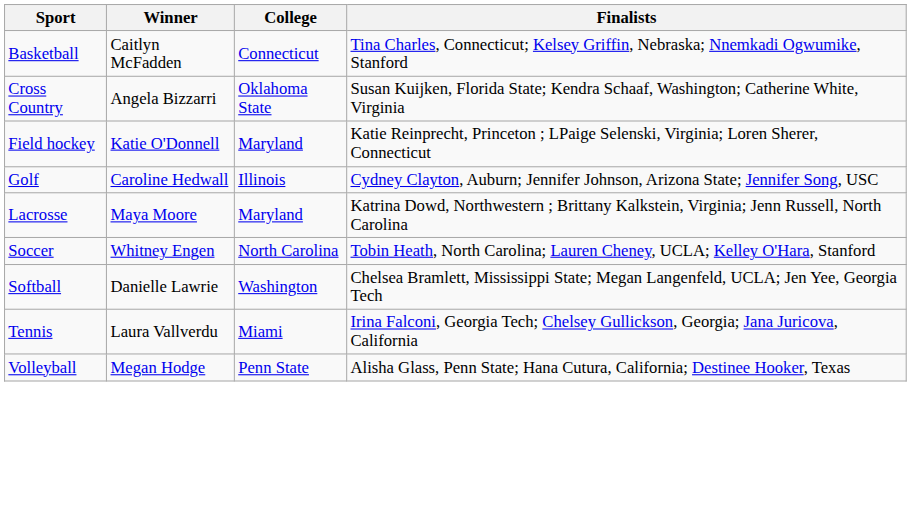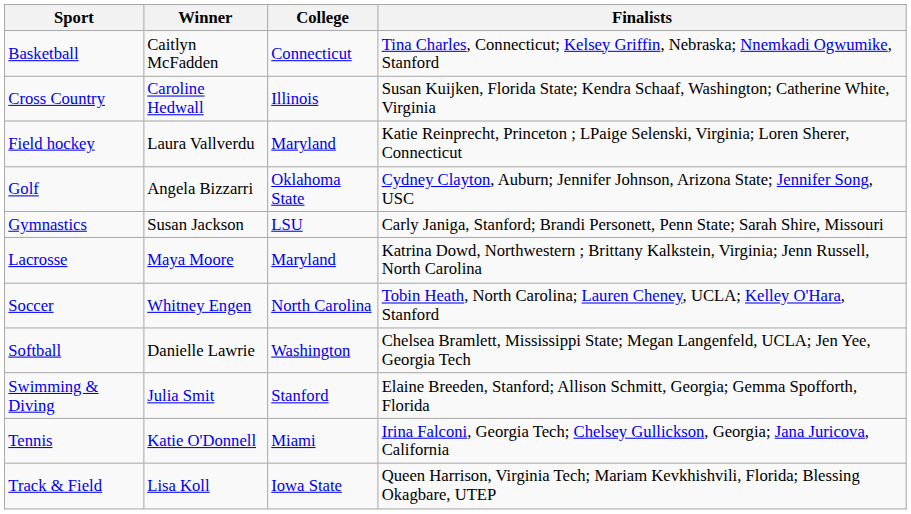(163, 98) Angela Bizzarri -> (176, 98) Caroline Hedwall
(273, 98) Oklahoma State -> (295, 98) Illinois
(165, 143) Katie O'Donnell -> (201, 143) Laura Vallverdu
(169, 179) Caroline Hedwall -> (200, 188) Angela Bizzarri
(262, 179) Illinois -> (306, 188) Oklahoma State
+ row: (48, 224)
+ row: (53, 395)
(164, 331) Laura Vallverdu -> (202, 440) Katie O'Donnell
+ row: (55, 485)
- row: (42, 367)
